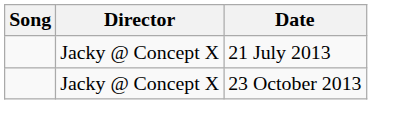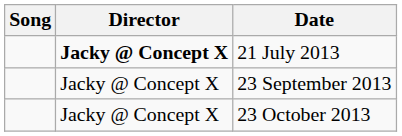(140, 51) normal -> (144, 51) bold
+ row: (314, 83)
